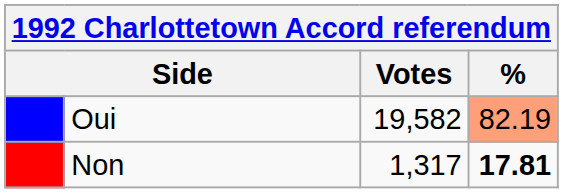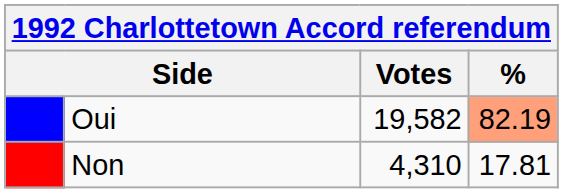(425, 165) 1,317 -> (425, 165) 4,310
(515, 165) bold -> (515, 165) normal
